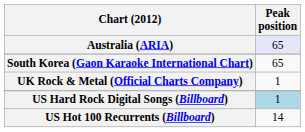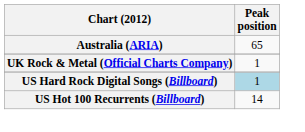(278, 44) lavender background -> (257, 44) no background
- row: (130, 63)
